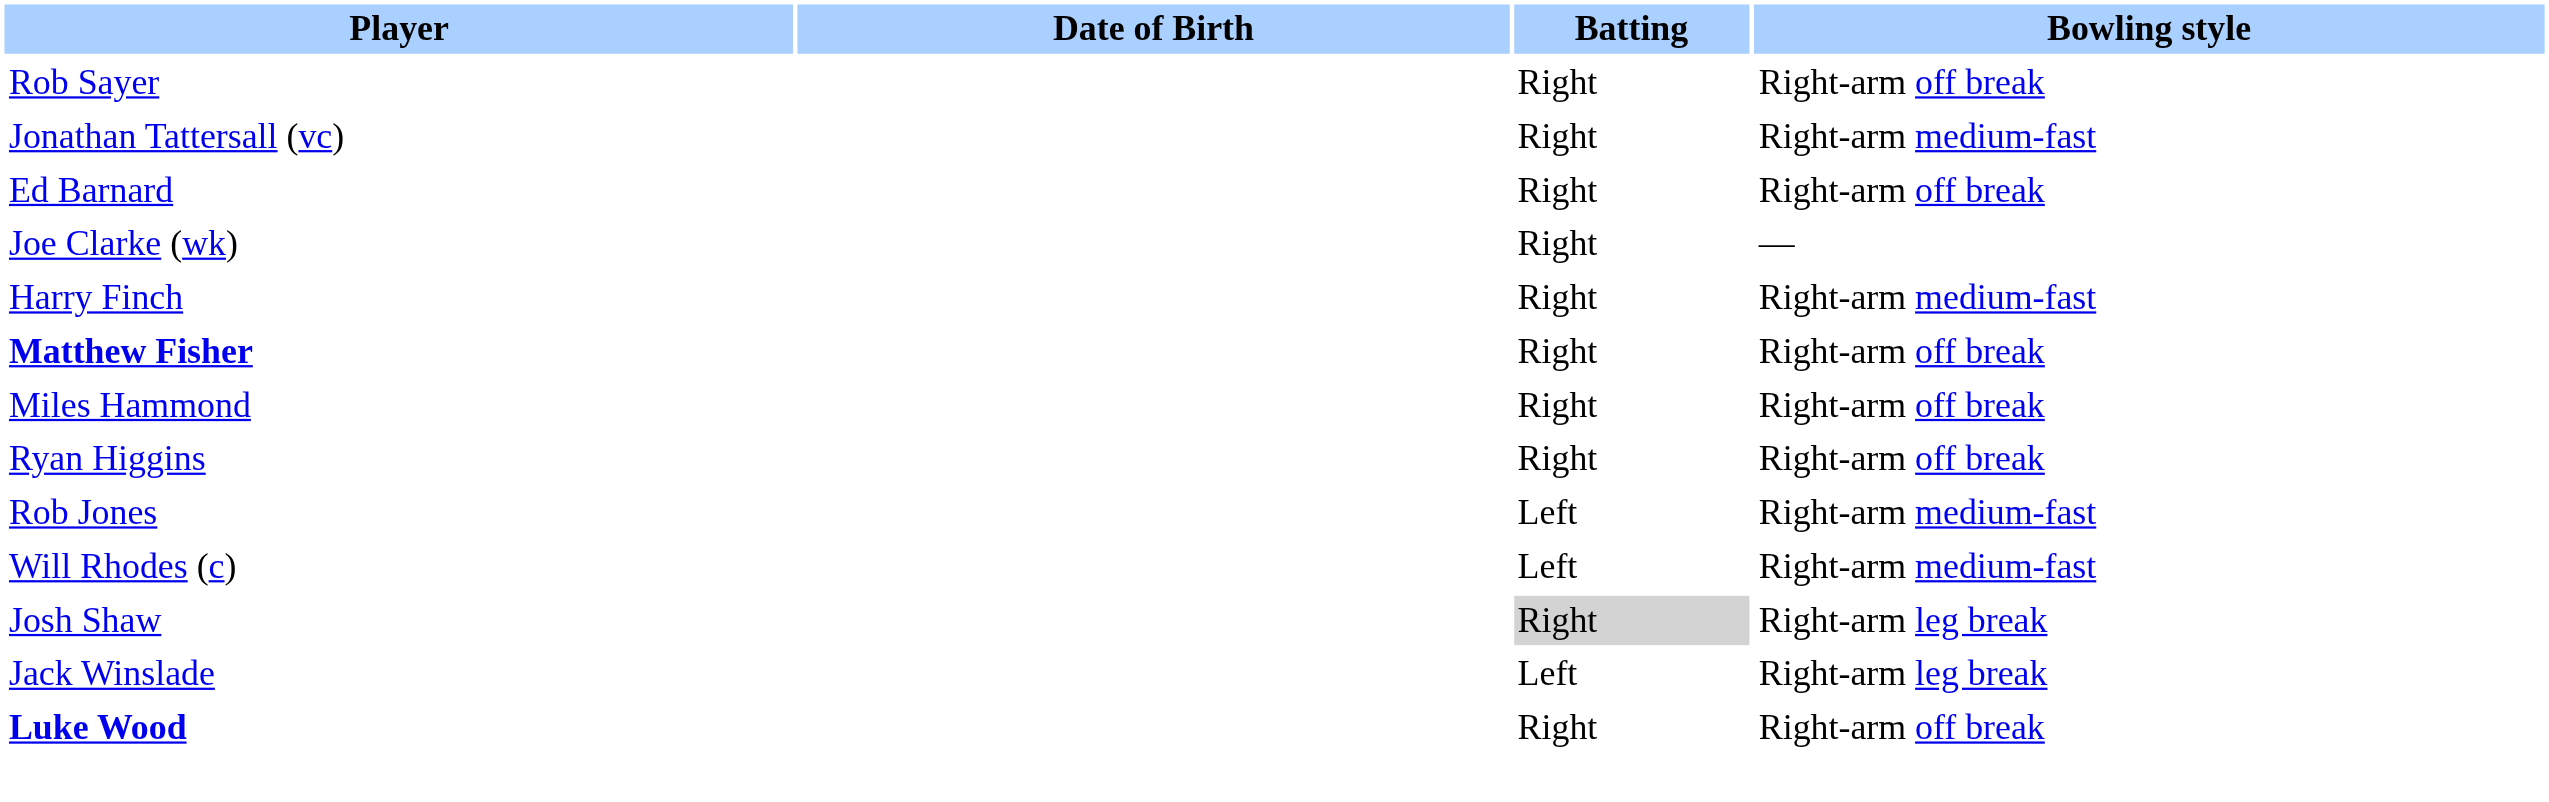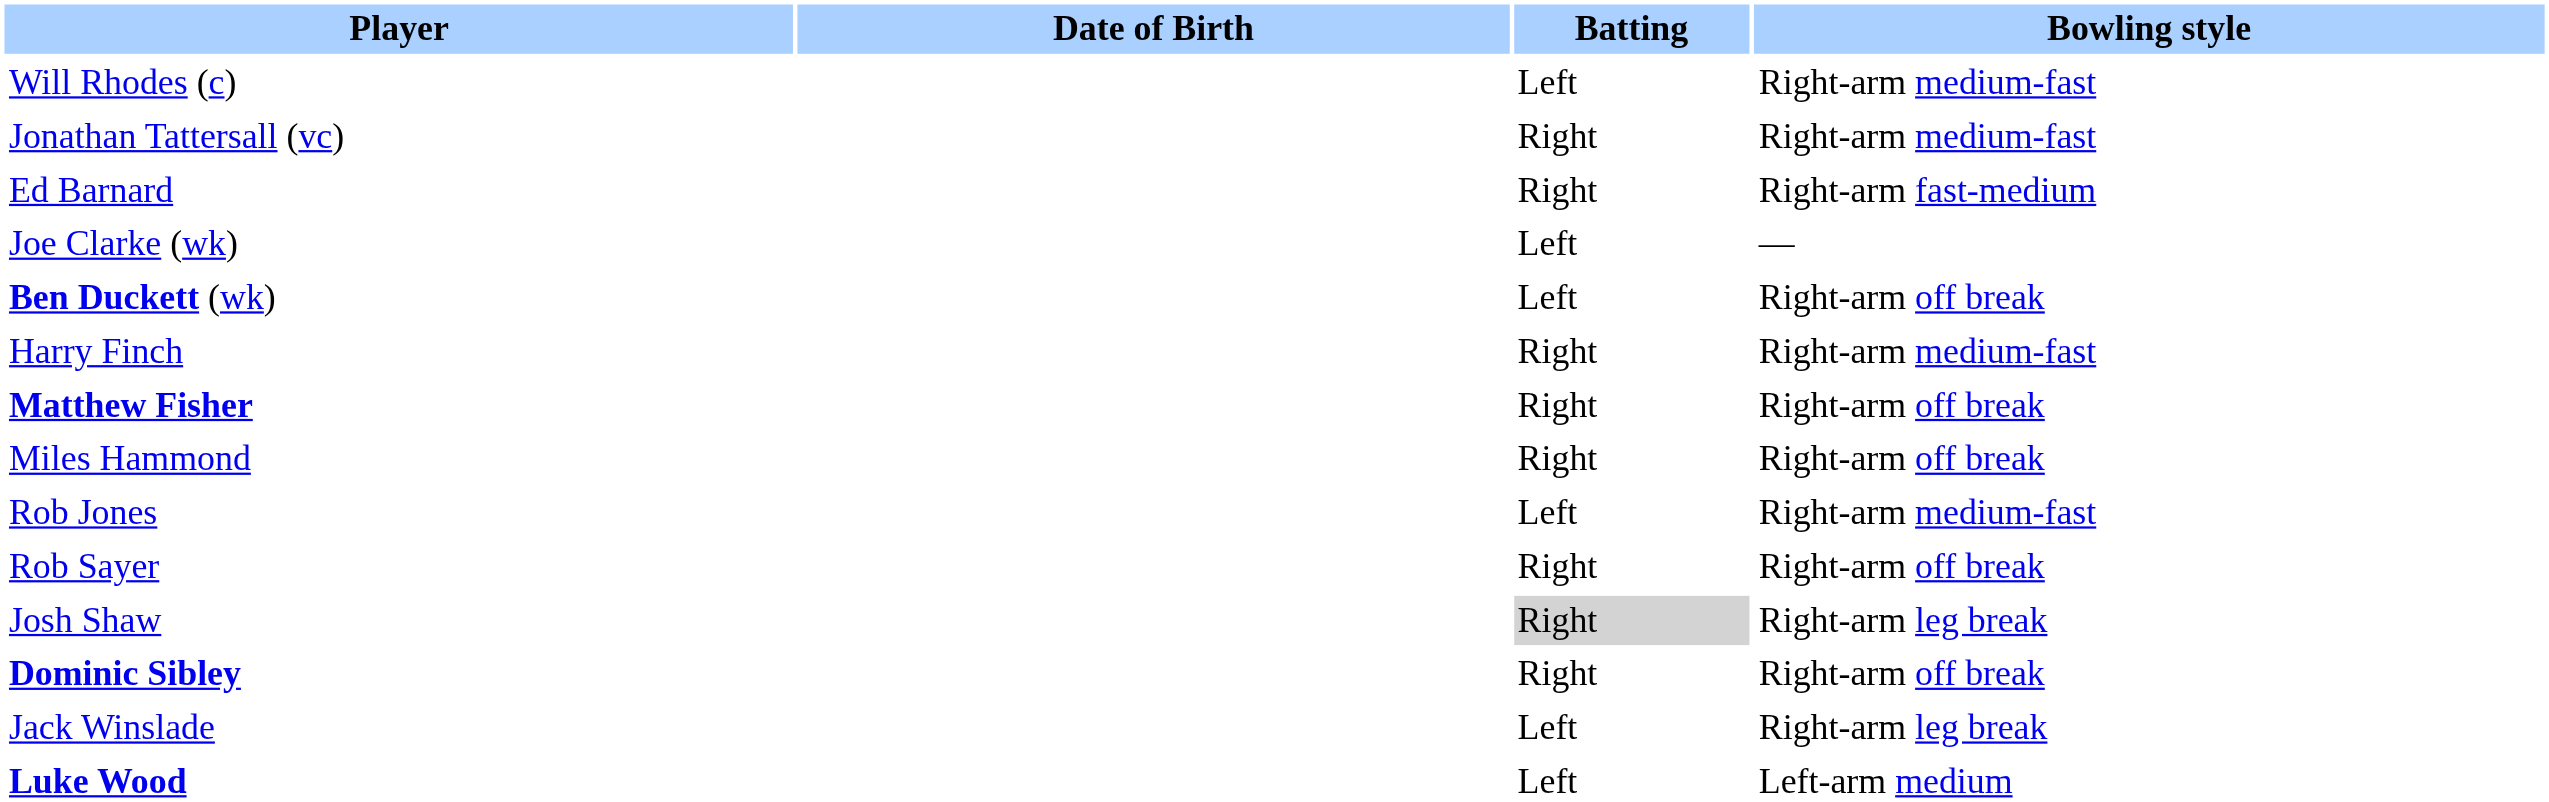rows swapped: (123, 566) <-> (84, 82)
(1902, 189) Right-arm off break -> (1928, 189) Right-arm fast-medium
(1557, 243) Right -> (1547, 243) Left
+ row: (142, 297)
- row: (107, 458)
+ row: (125, 673)
(1557, 727) Right -> (1547, 781) Left
(1902, 727) Right-arm off break -> (1886, 781) Left-arm medium
